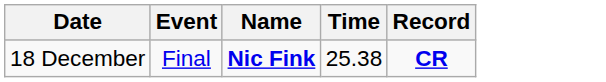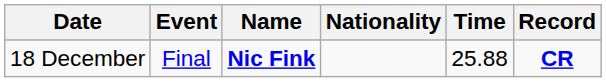+ column: (383, 22)
(354, 58) 25.38 -> (480, 58) 25.88
